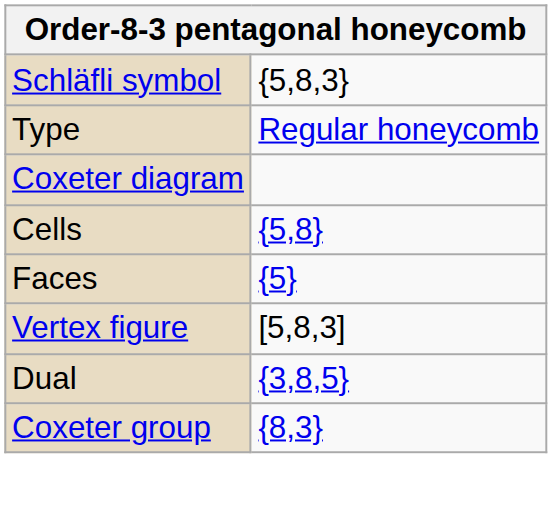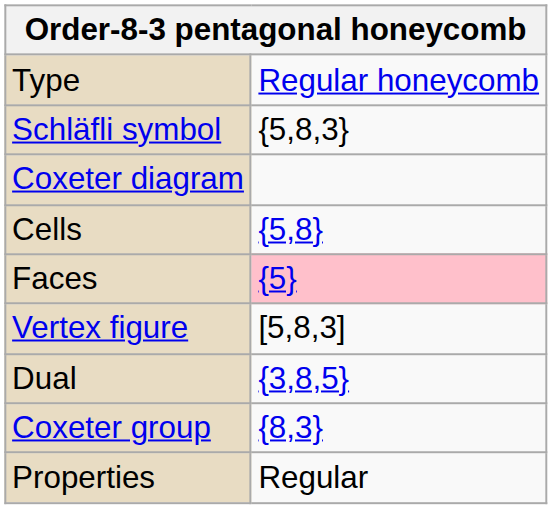rows swapped: (46, 129) <-> (117, 79)
(278, 278) no background -> (278, 278) pink background
+ row: (84, 477)
